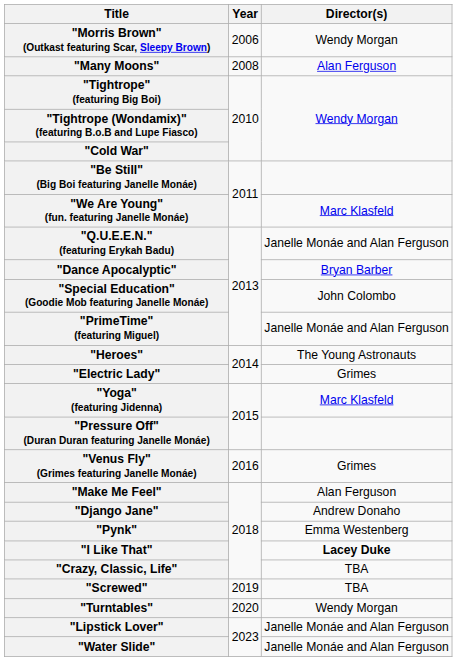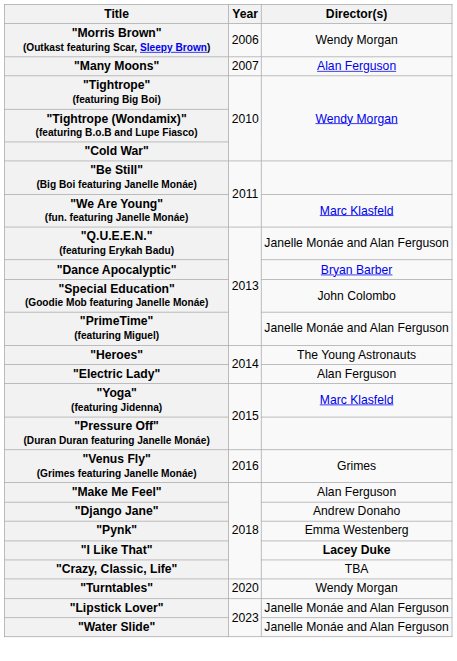(245, 66) 2008 -> (245, 66) 2007
(357, 374) Grimes -> (357, 374) Alan Ferguson
- row: (117, 588)
